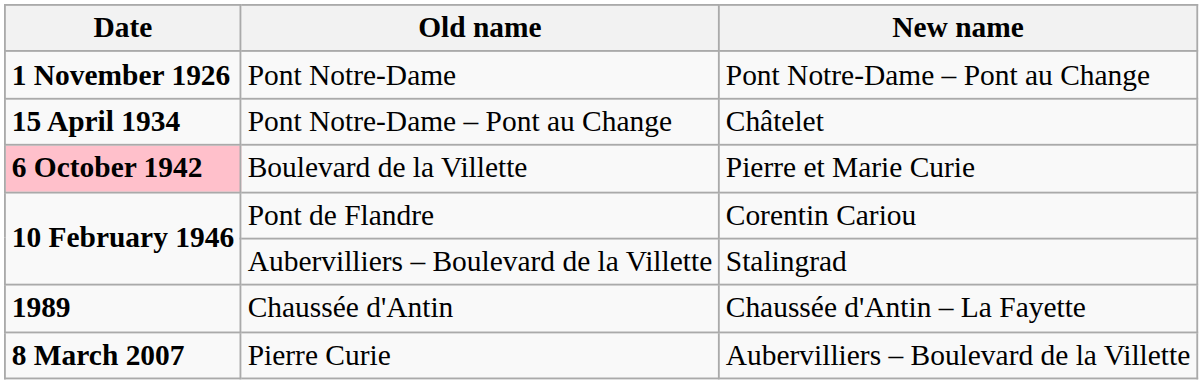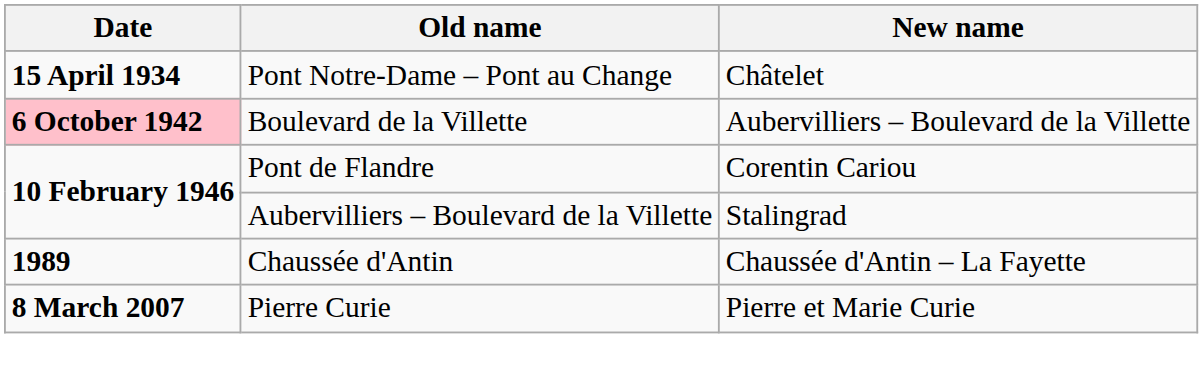- row: (352, 74)
(850, 167) Pierre et Marie Curie -> (958, 121) Aubervilliers – Boulevard de la Villette
(958, 354) Aubervilliers – Boulevard de la Villette -> (850, 307) Pierre et Marie Curie
